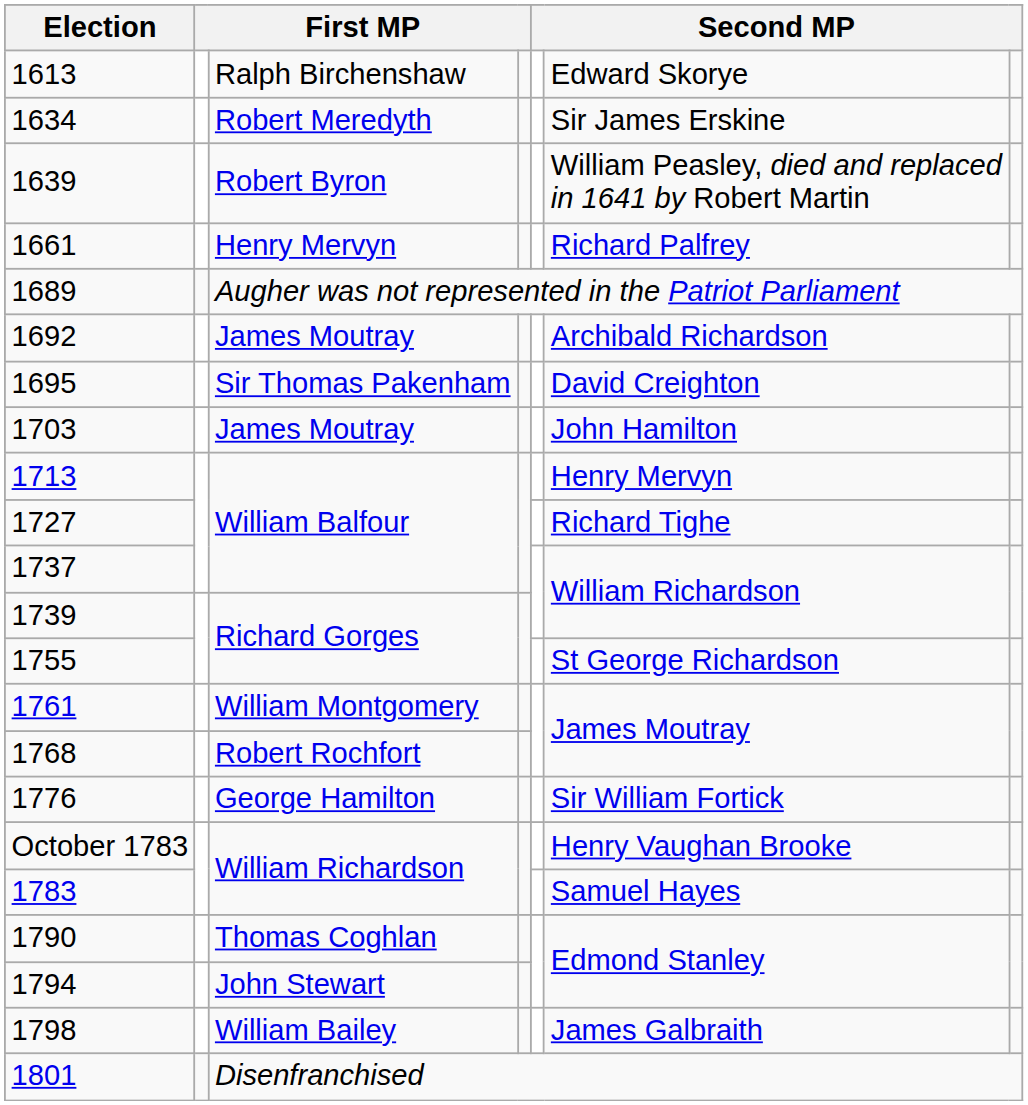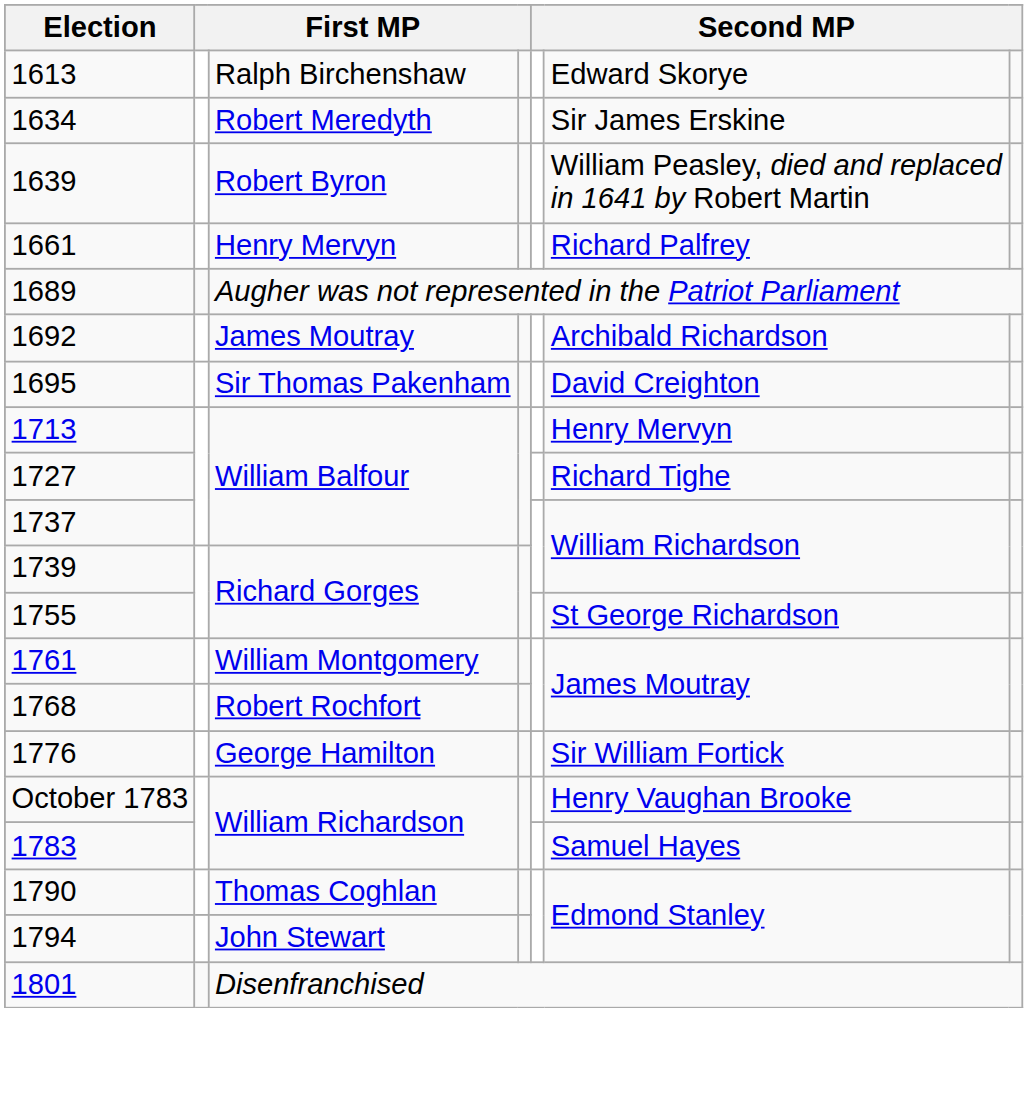- row: (44, 429)
- row: (44, 1030)
